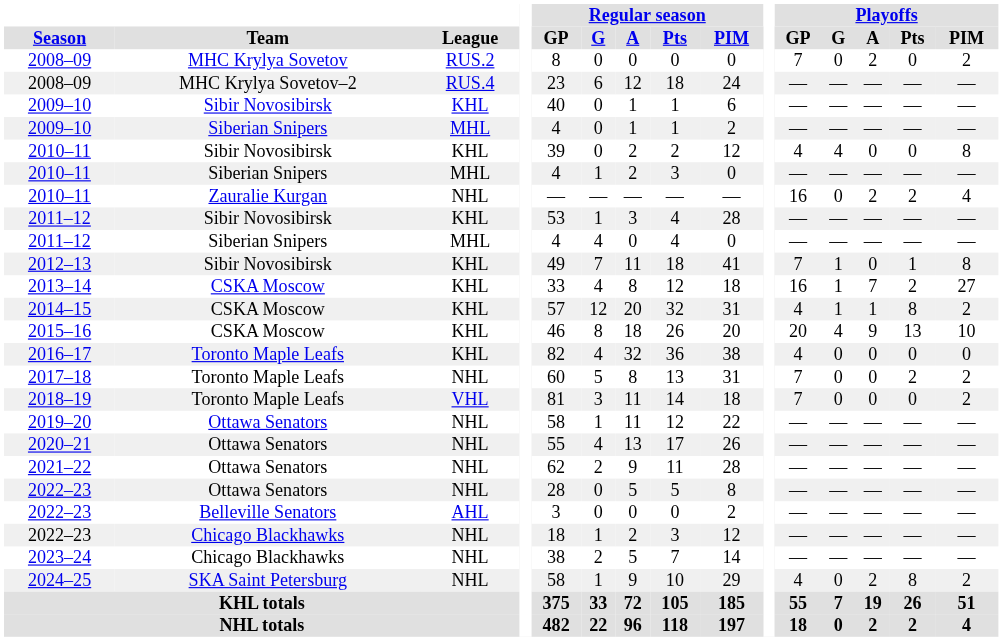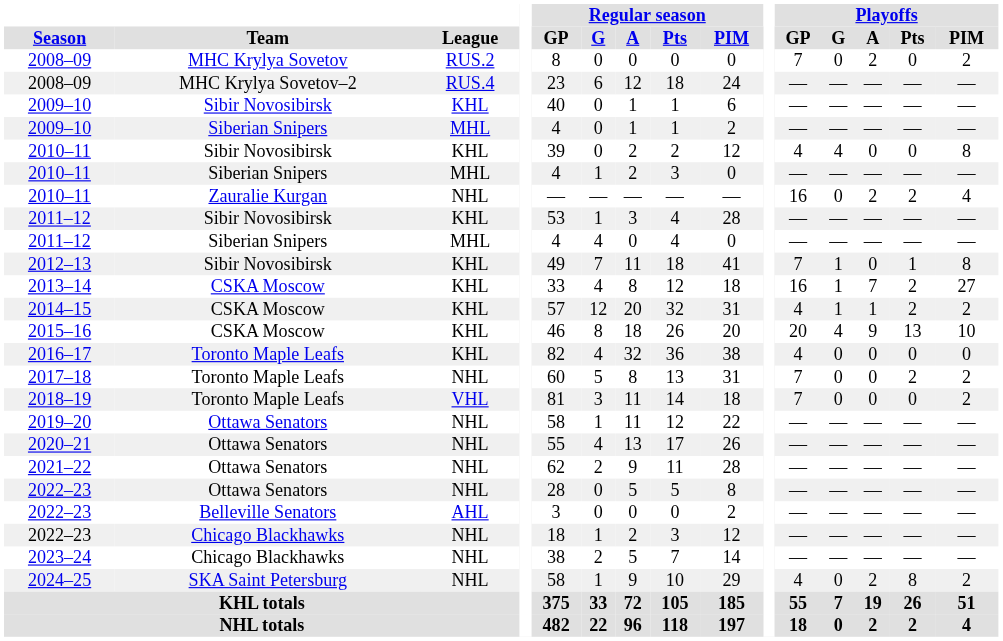(912, 309) 8 -> (912, 309) 2
